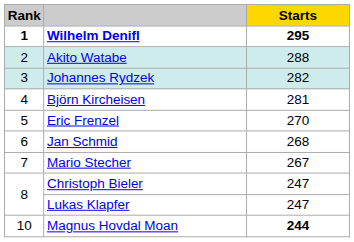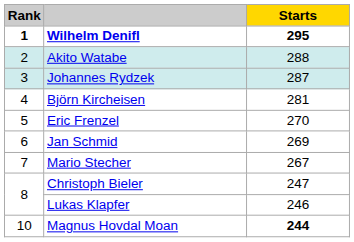(298, 78) 282 -> (298, 78) 287
(298, 141) 268 -> (298, 141) 269
(298, 204) 247 -> (298, 204) 246
